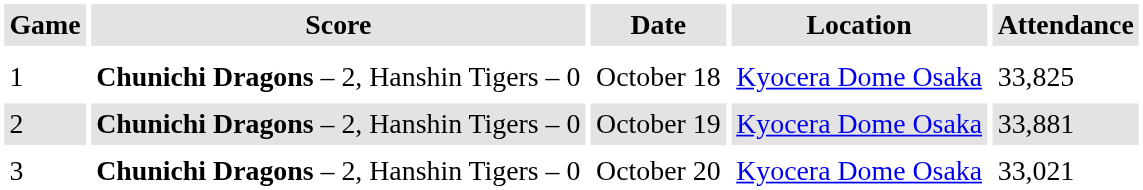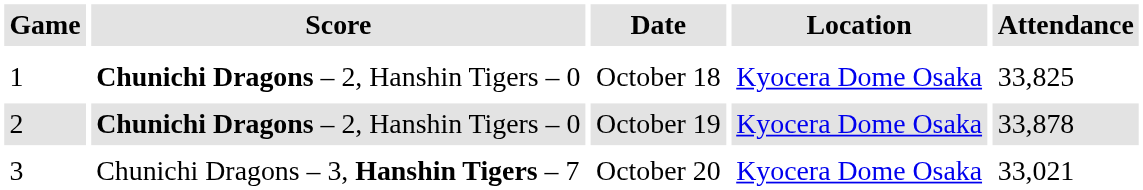(1036, 123) 33,881 -> (1036, 123) 33,878
(338, 170) Chunichi Dragons – 2, Hanshin Tigers – 0 -> (338, 170) Chunichi Dragons – 3, Hanshin Tigers – 7
